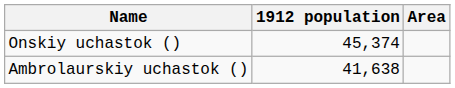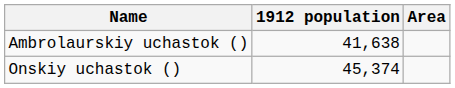rows swapped: (128, 70) <-> (95, 44)
